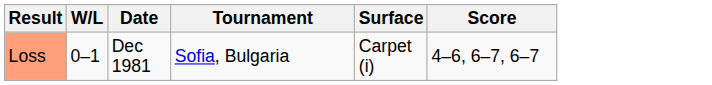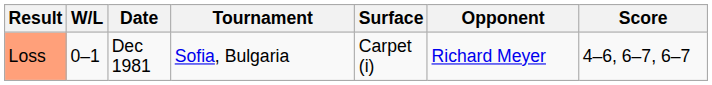+ column: (503, 18)
